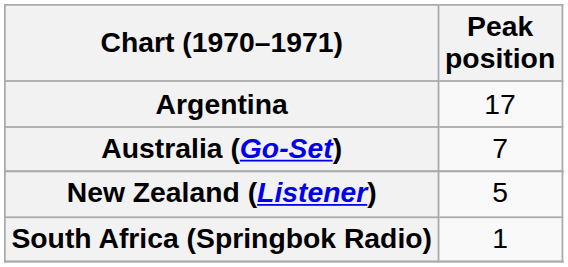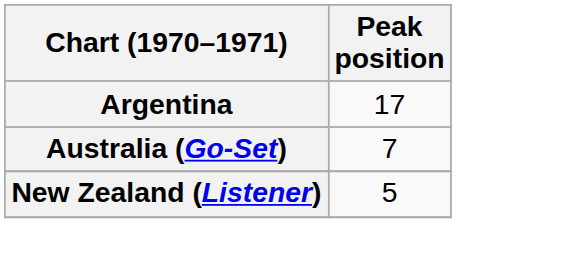- row: (222, 238)
